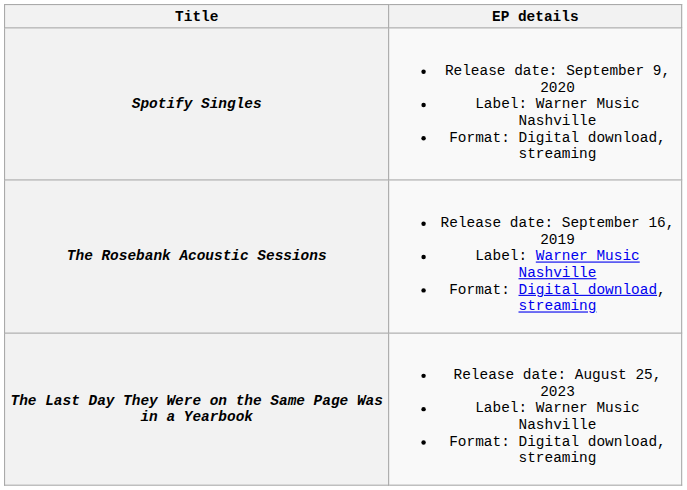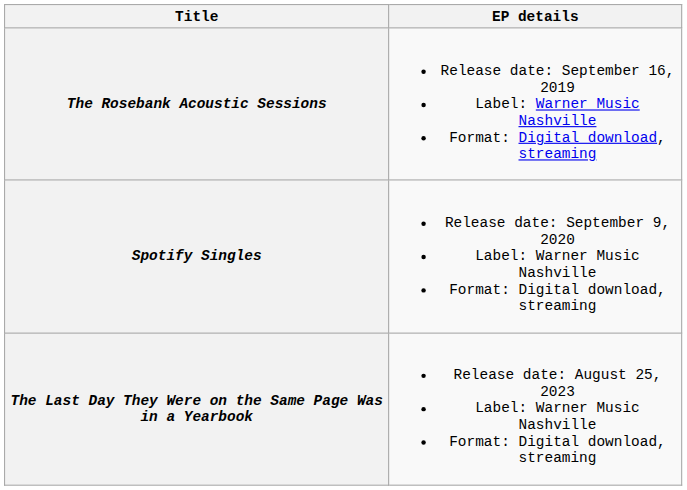rows swapped: (197, 256) <-> (197, 104)
